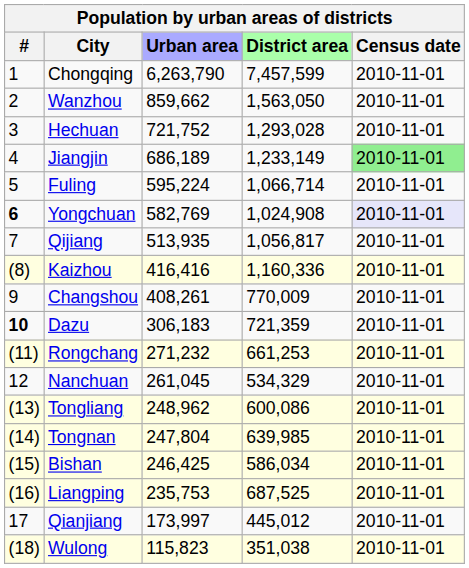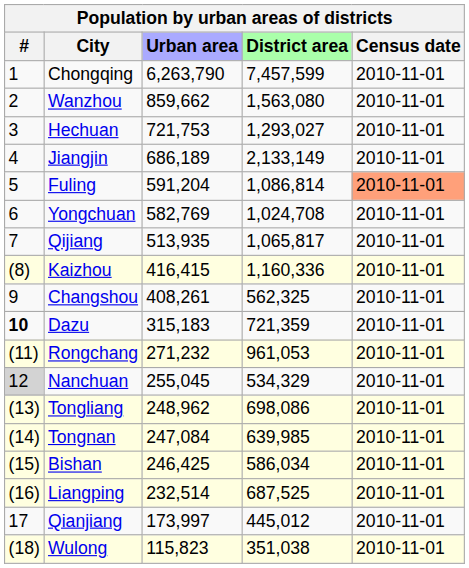(285, 102) 1,563,050 -> (285, 102) 1,563,080
(178, 130) 721,752 -> (178, 130) 721,753
(285, 130) 1,293,028 -> (285, 130) 1,293,027
(285, 158) 1,233,149 -> (285, 158) 2,133,149
(400, 158) lightgreen background -> (400, 158) no background
(178, 185) 595,224 -> (178, 185) 591,204
(285, 185) 1,066,714 -> (285, 185) 1,086,814
(400, 185) no background -> (400, 185) lightsalmon background
(14, 213) bold -> (14, 213) normal
(285, 213) 1,024,908 -> (285, 213) 1,024,708
(400, 213) lavender background -> (400, 213) no background
(285, 241) 1,056,817 -> (285, 241) 1,065,817
(178, 269) 416,416 -> (178, 269) 416,415
(278, 297) 770,009 -> (278, 297) 562,325
(178, 325) 306,183 -> (178, 325) 315,183
(278, 353) 661,253 -> (278, 353) 961,053
(18, 381) no background -> (18, 381) lightgrey background
(178, 381) 261,045 -> (178, 381) 255,045
(278, 409) 600,086 -> (278, 409) 698,086
(178, 437) 247,804 -> (178, 437) 247,084
(178, 492) 235,753 -> (178, 492) 232,514
